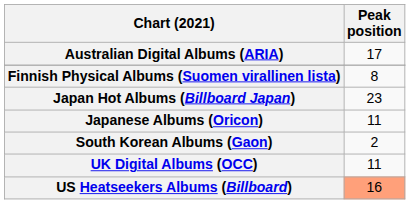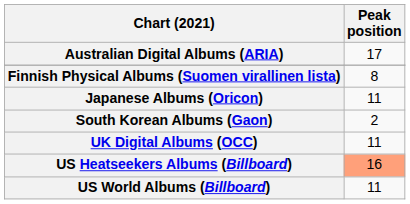- row: (174, 98)
+ row: (174, 187)
